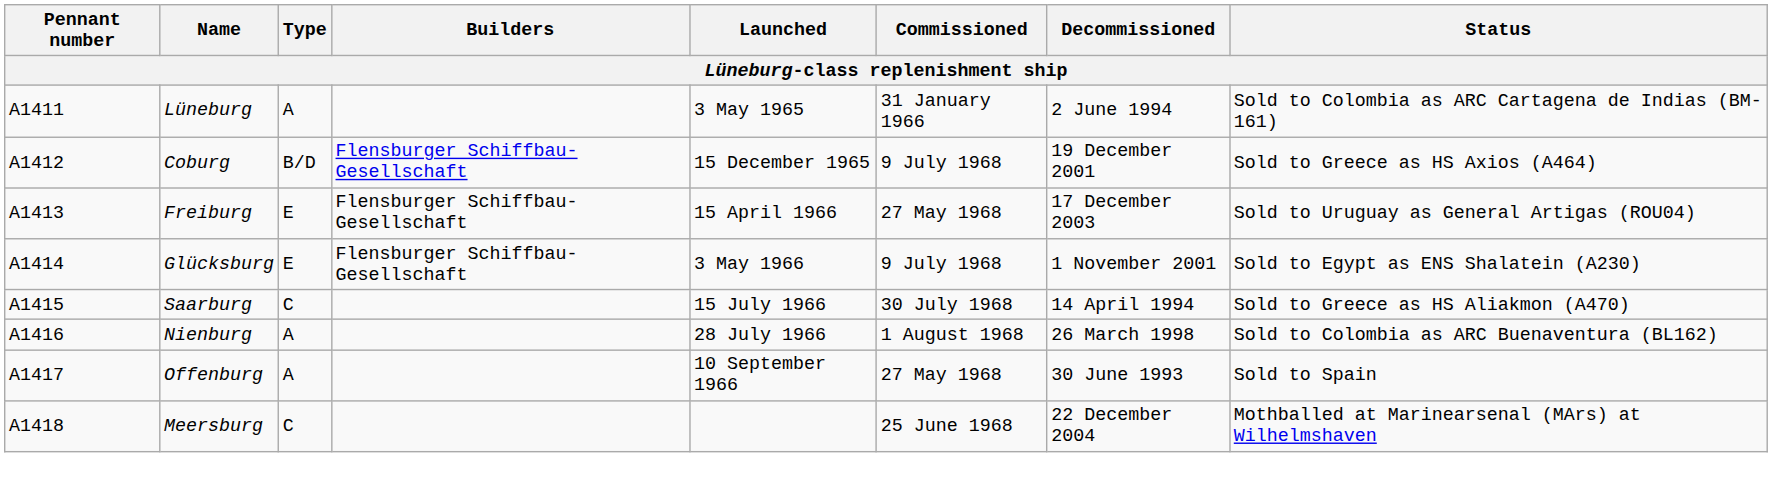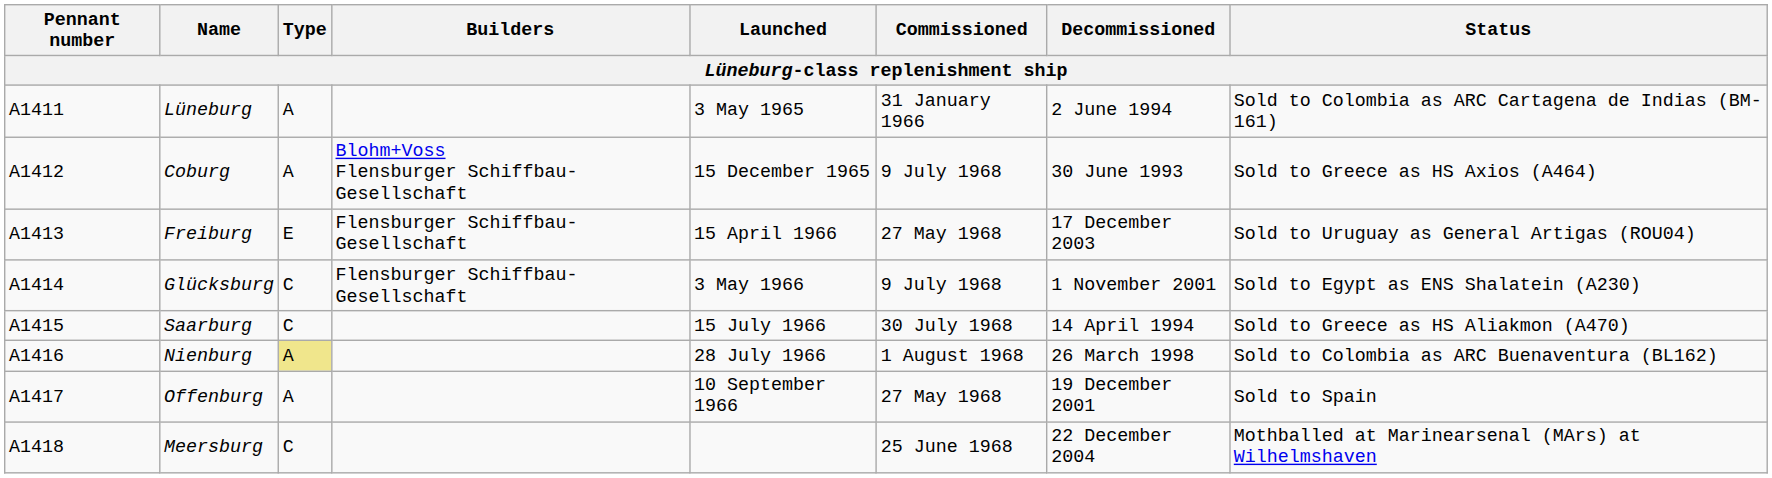(299, 162) B/D -> (288, 173) A
(457, 162) Flensburger Schiffbau-Gesellschaft -> (457, 173) Blohm+Voss Flensburger Schiffbau-Gesellschaft
(1112, 162) 19 December 2001 -> (1117, 173) 30 June 1993
(288, 264) E -> (288, 285) C
(288, 335) no background -> (288, 356) khaki background
(1117, 375) 30 June 1993 -> (1112, 396) 19 December 2001
